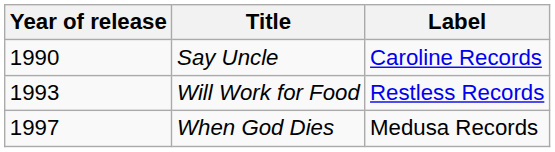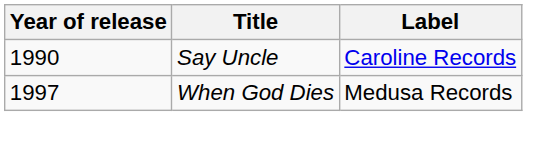- row: (268, 92)
